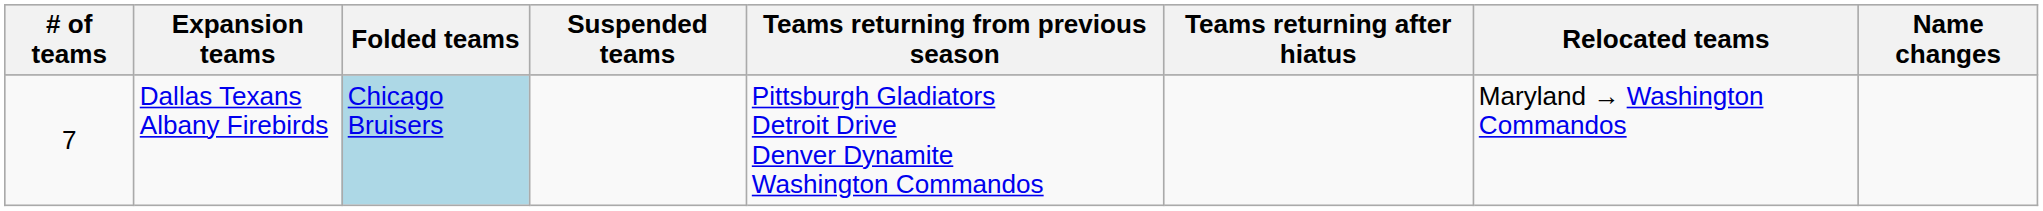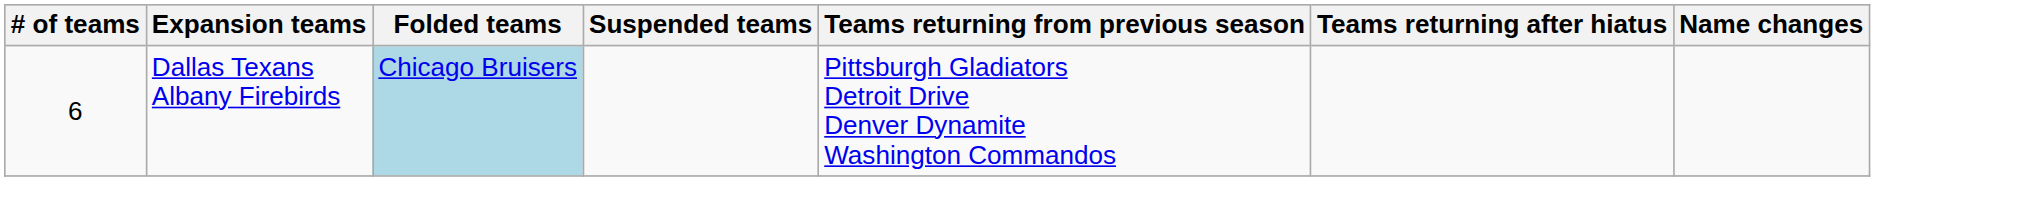- column: (1666, 39)
(69, 139) 7 -> (75, 110) 6
